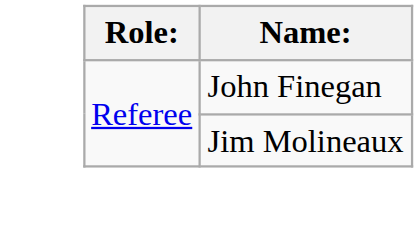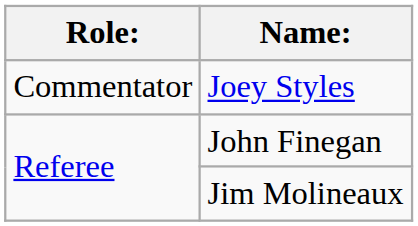+ row: (281, 86)
